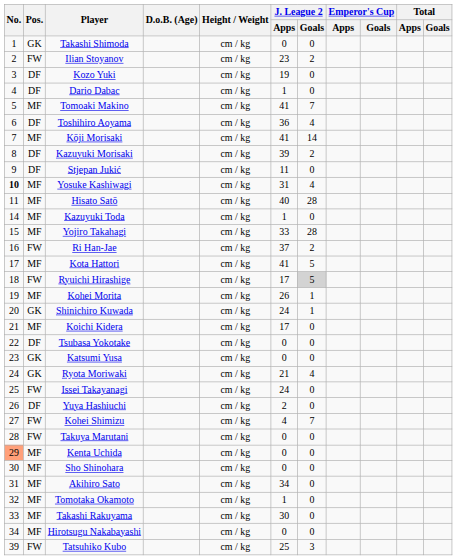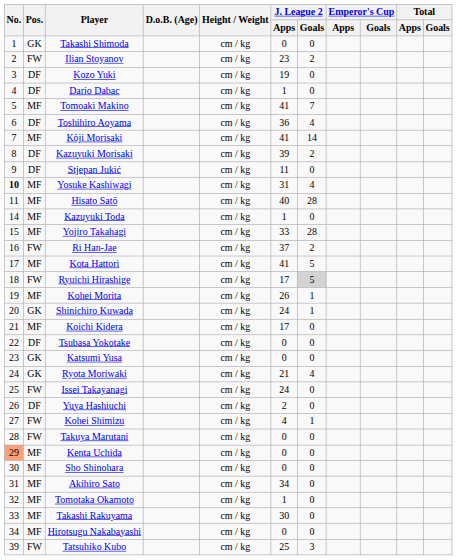(312, 421) 7 -> (312, 421) 1
